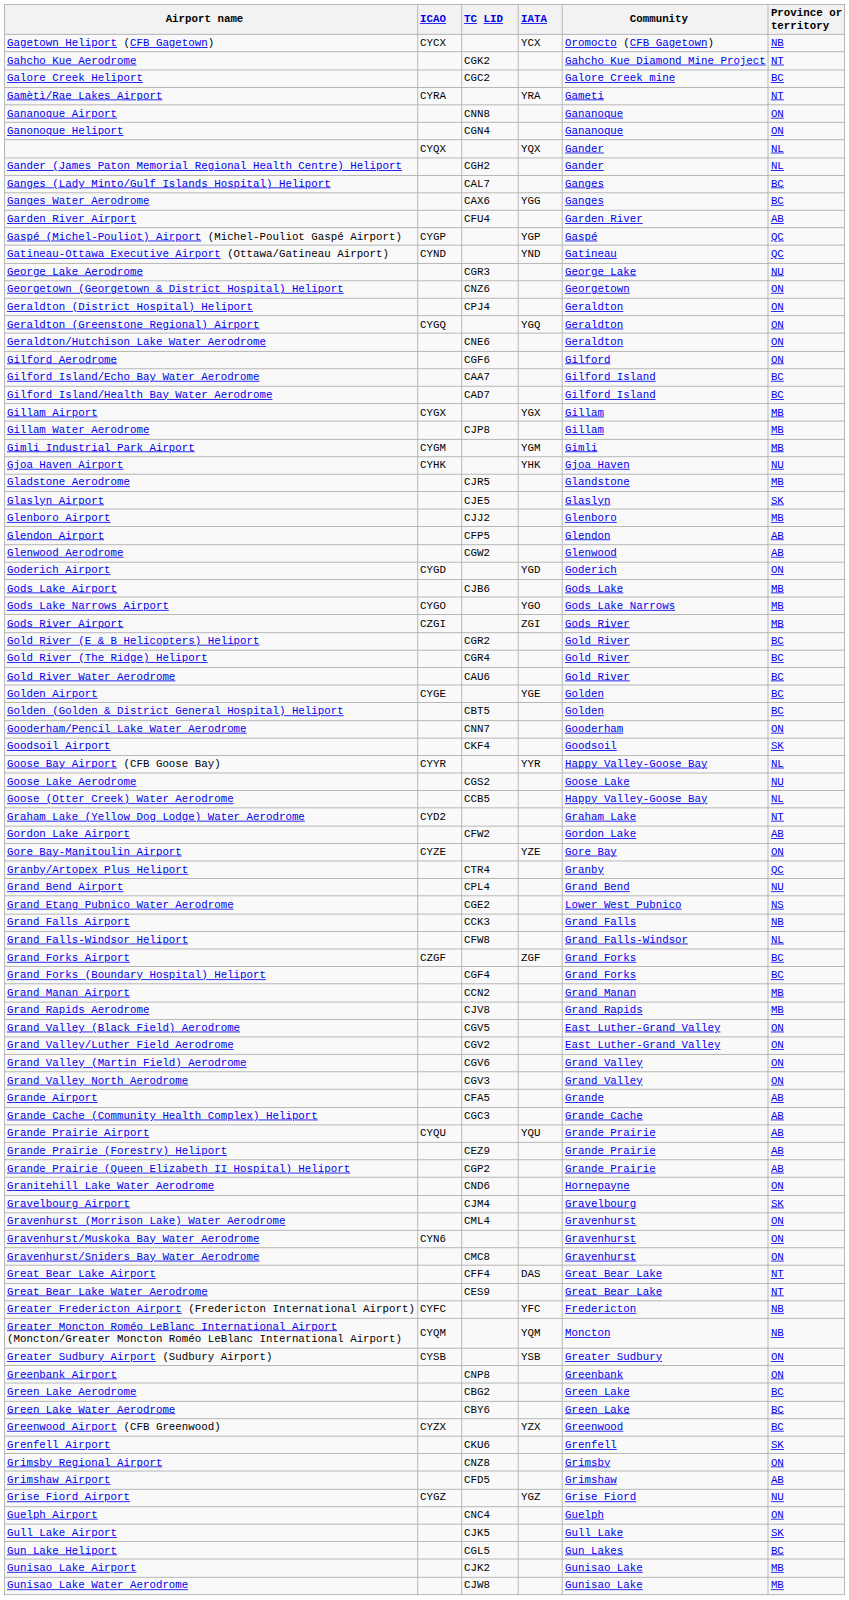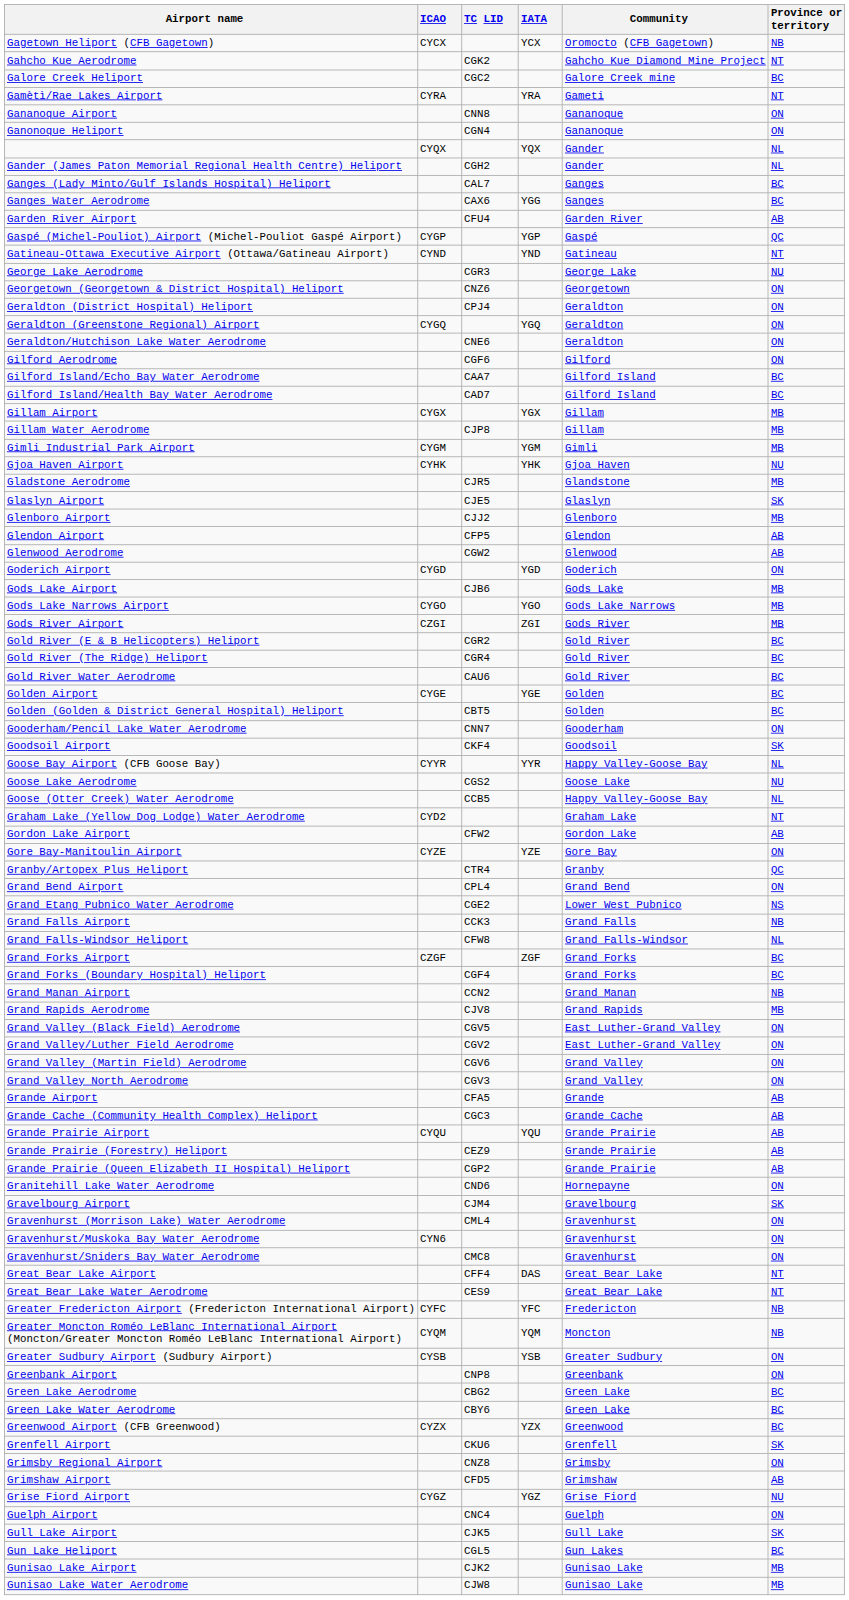(777, 254) QC -> (777, 254) NT
(777, 887) NU -> (777, 887) ON
(777, 993) MB -> (777, 993) NB
